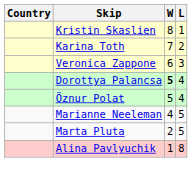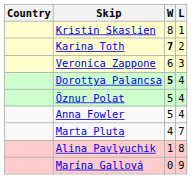(170, 47) normal -> (170, 47) bold
+ row: (90, 115)
- row: (109, 115)
(170, 132) 2 -> (170, 132) 4
(181, 132) 5 -> (181, 132) 7
+ row: (99, 165)
